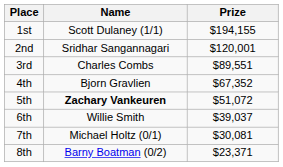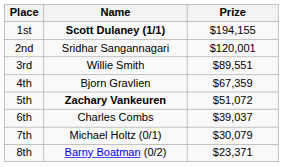(115, 30) normal -> (115, 30) bold
(115, 65) Charles Combs -> (115, 65) Willie Smith
(233, 83) $67,352 -> (233, 83) $67,359
(115, 118) Willie Smith -> (115, 118) Charles Combs
(233, 135) $30,081 -> (233, 135) $30,079
